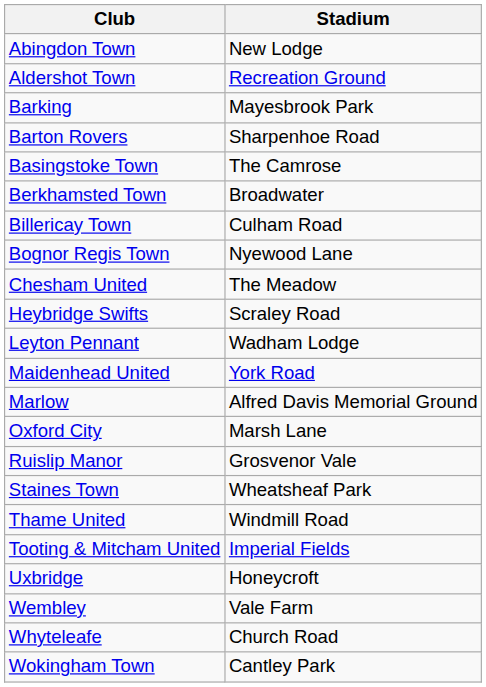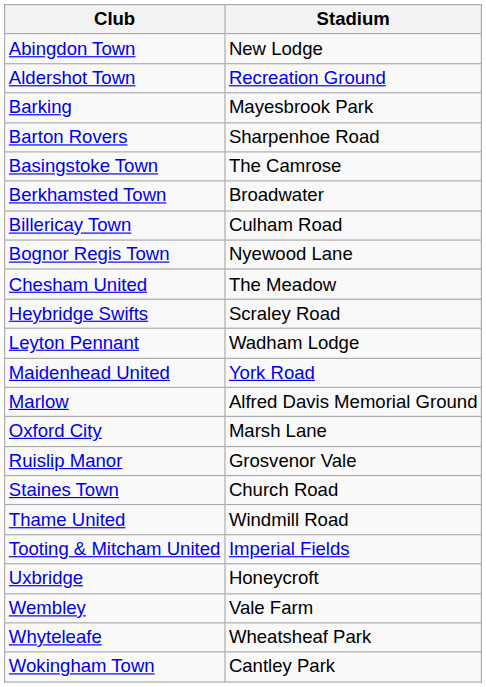(300, 490) Wheatsheaf Park -> (284, 490) Church Road
(284, 637) Church Road -> (300, 637) Wheatsheaf Park
